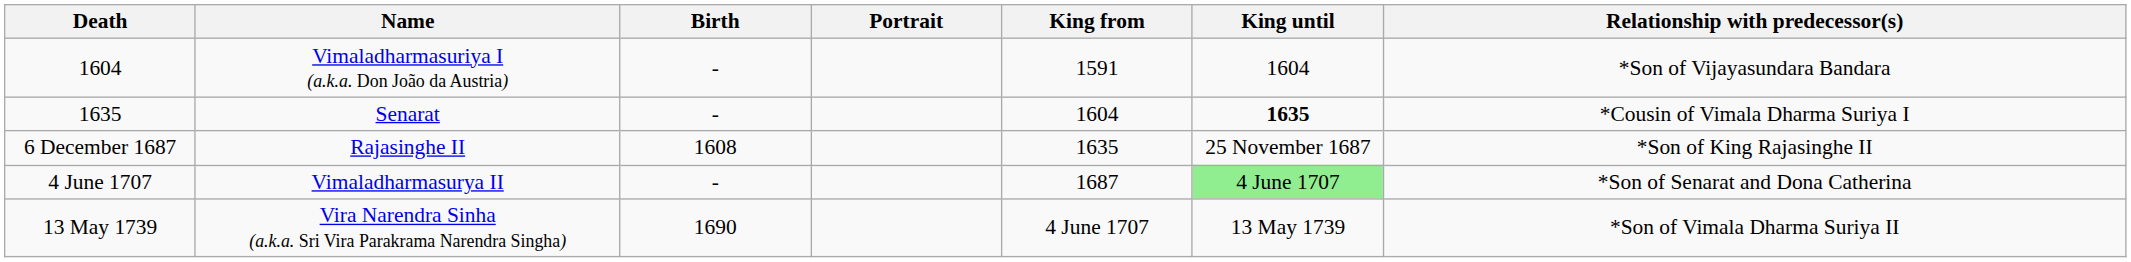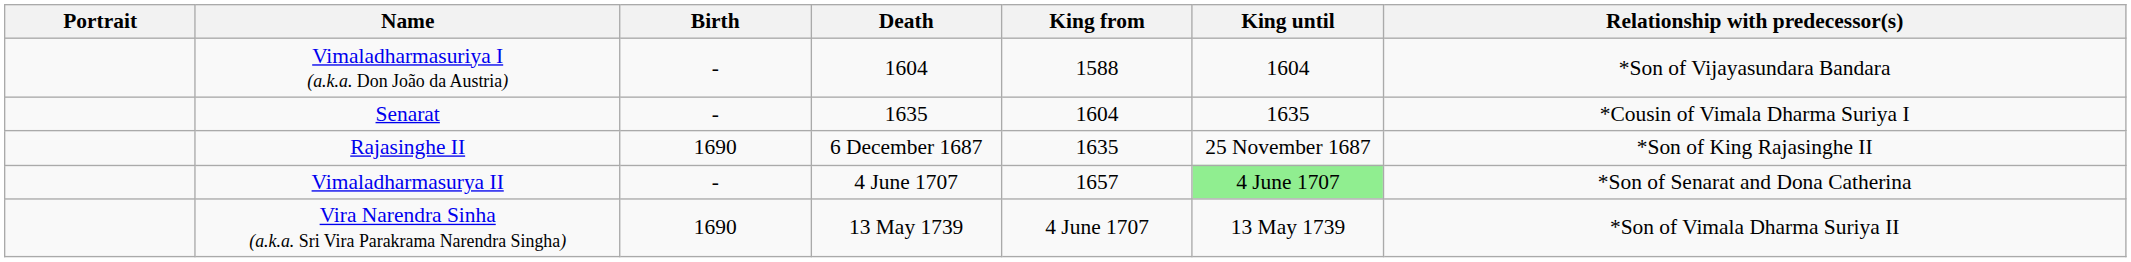columns swapped: (906, 21) <-> (100, 21)
(1097, 67) 1591 -> (1097, 67) 1588
(1288, 113) bold -> (1288, 113) normal
(715, 147) 1608 -> (715, 147) 1690
(1097, 181) 1687 -> (1097, 181) 1657
